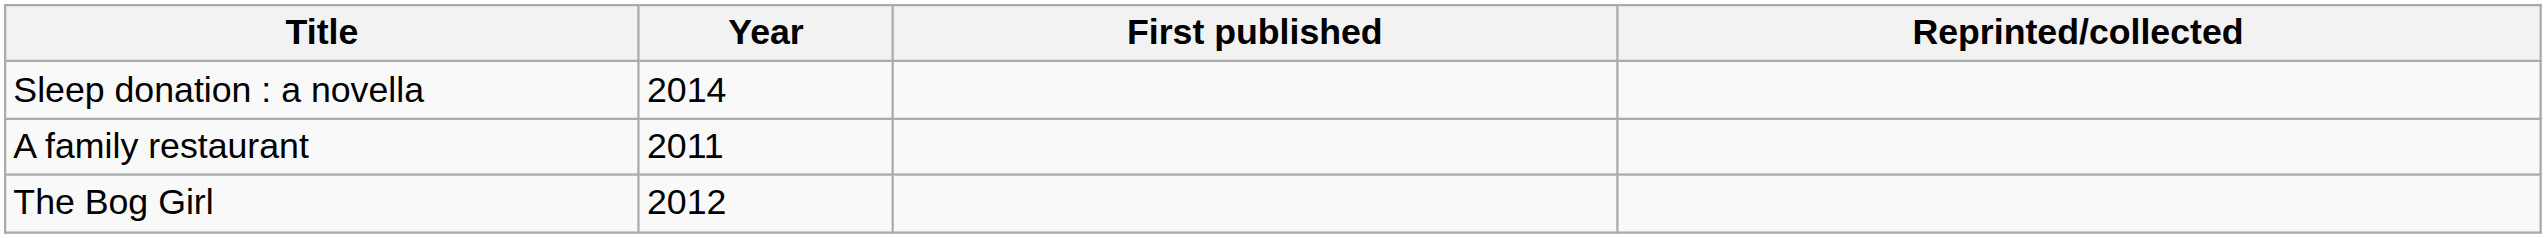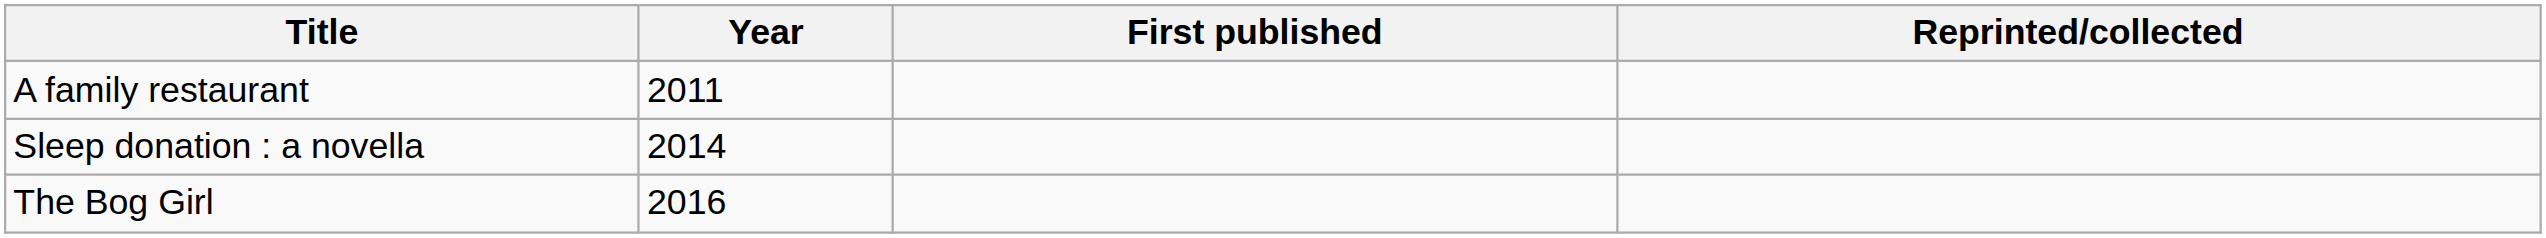rows swapped: (161, 145) <-> (219, 89)
(687, 202) 2012 -> (687, 202) 2016
